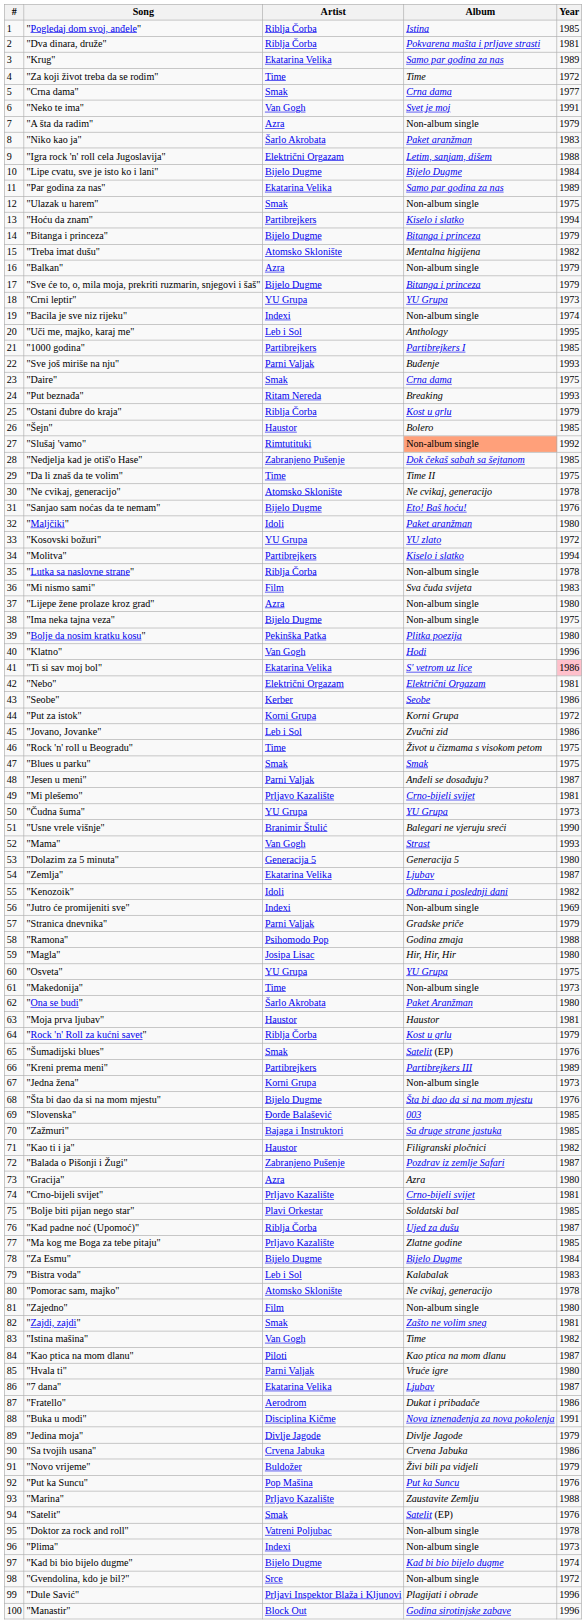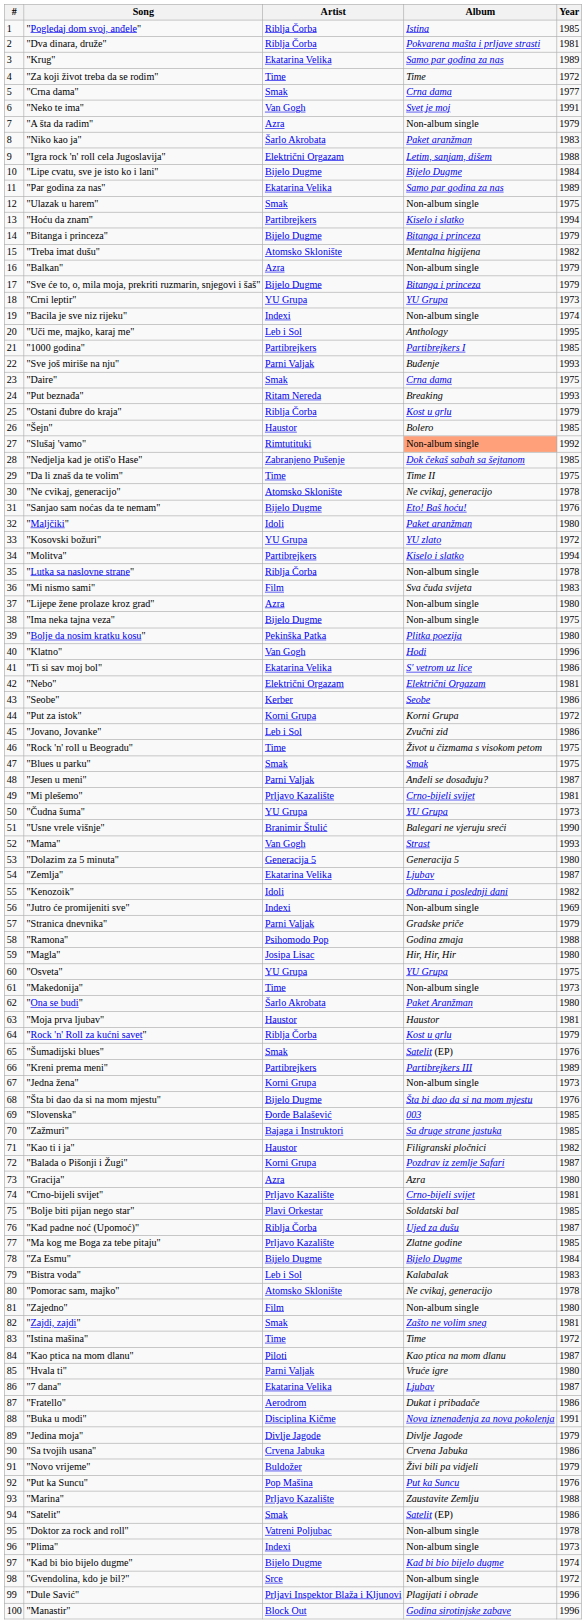(569, 667) pink background -> (569, 667) no background
(305, 1163) Zabranjeno Pušenje -> (291, 1163) Korni Grupa
(285, 1339) Van Gogh -> (275, 1339) Time
(569, 1339) 1982 -> (569, 1339) 1972
(569, 1515) 1976 -> (569, 1515) 1986
